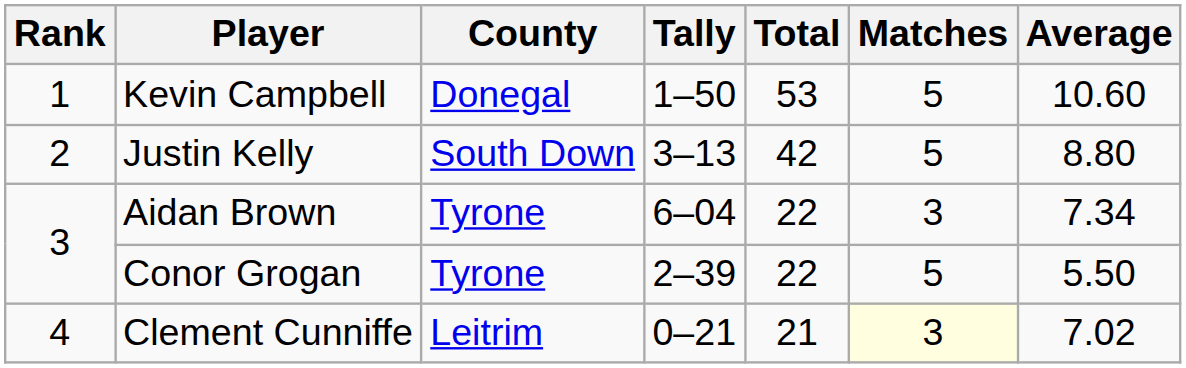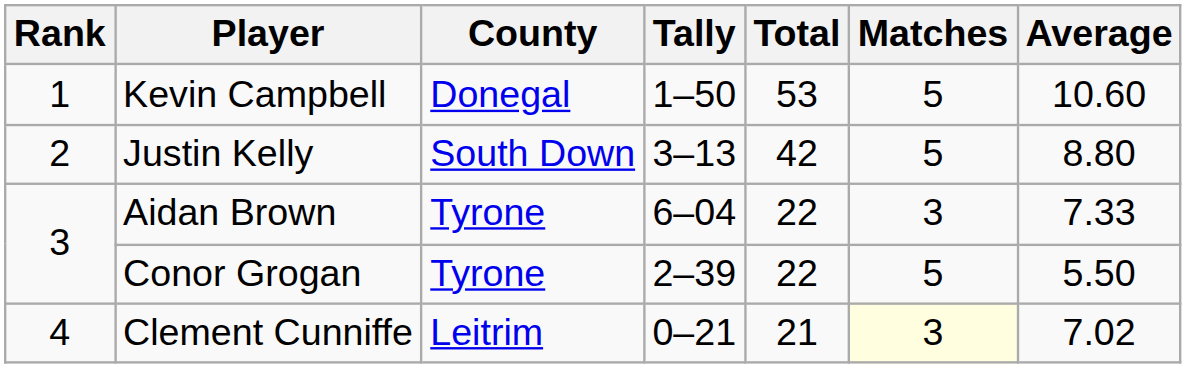(1099, 213) 7.34 -> (1099, 213) 7.33
